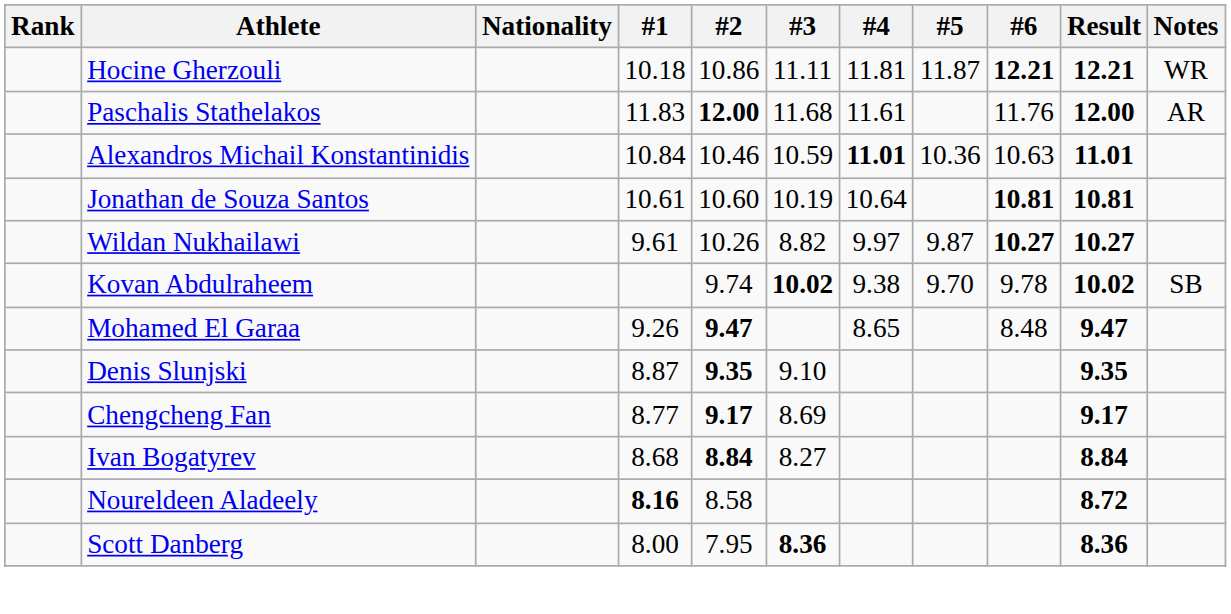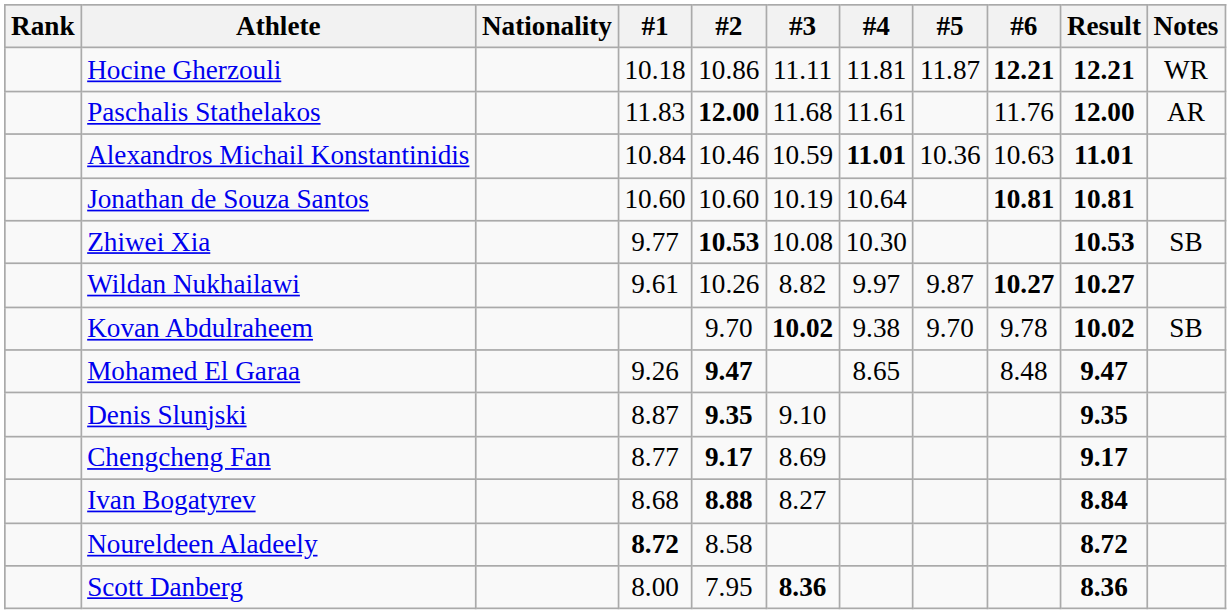(655, 198) 10.61 -> (655, 198) 10.60
+ row: (149, 241)
(729, 284) 9.74 -> (729, 328) 9.70
(729, 457) 8.84 -> (729, 500) 8.88
(655, 500) 8.16 -> (655, 543) 8.72
